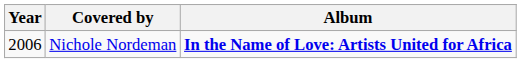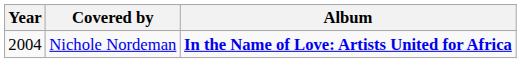(25, 44) 2006 -> (25, 44) 2004
